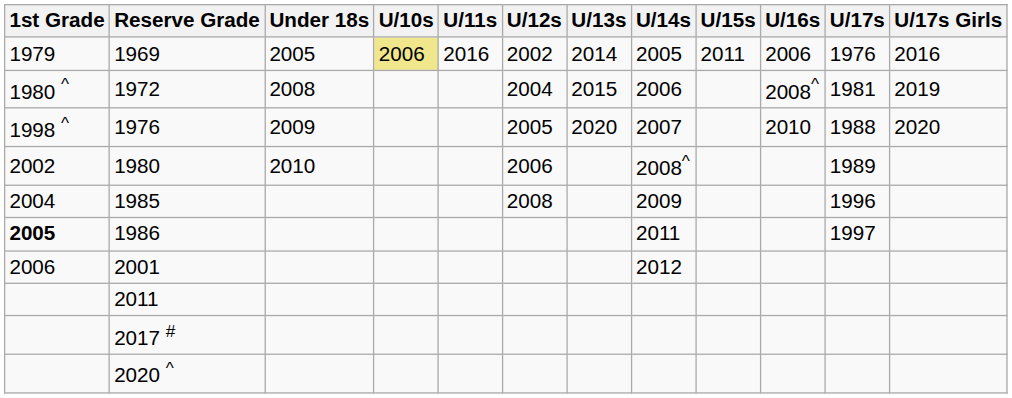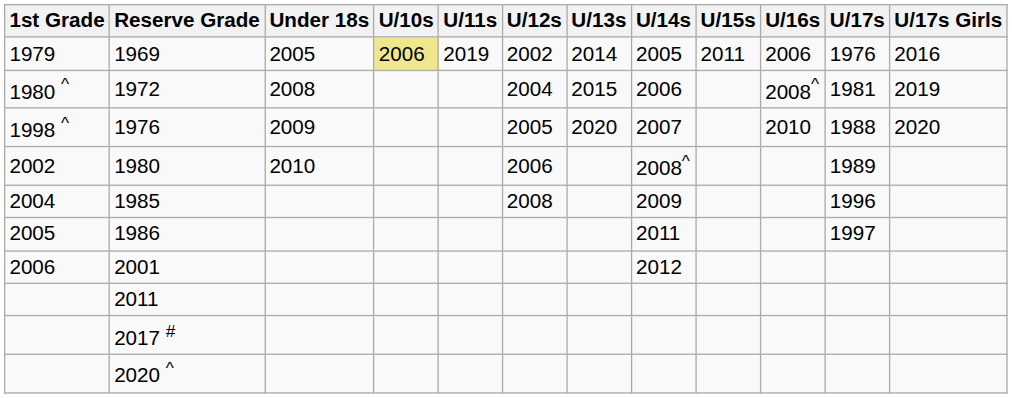(466, 53) 2016 -> (466, 53) 2019
(32, 234) bold -> (32, 234) normal
